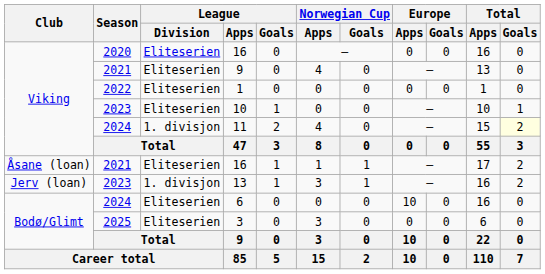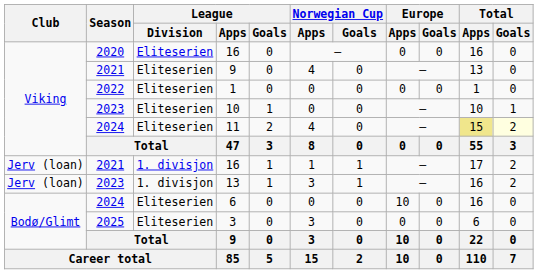(182, 127) 1. divisjon -> (175, 127) Eliteserien
(483, 127) no background -> (476, 127) khaki background
(49, 165) Åsane (loan) -> (46, 165) Jerv (loan)
(182, 165) Eliteserien -> (175, 165) 1. divisjon
